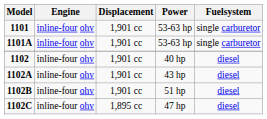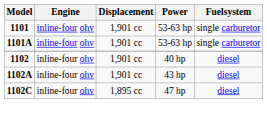- row: (19, 91)
